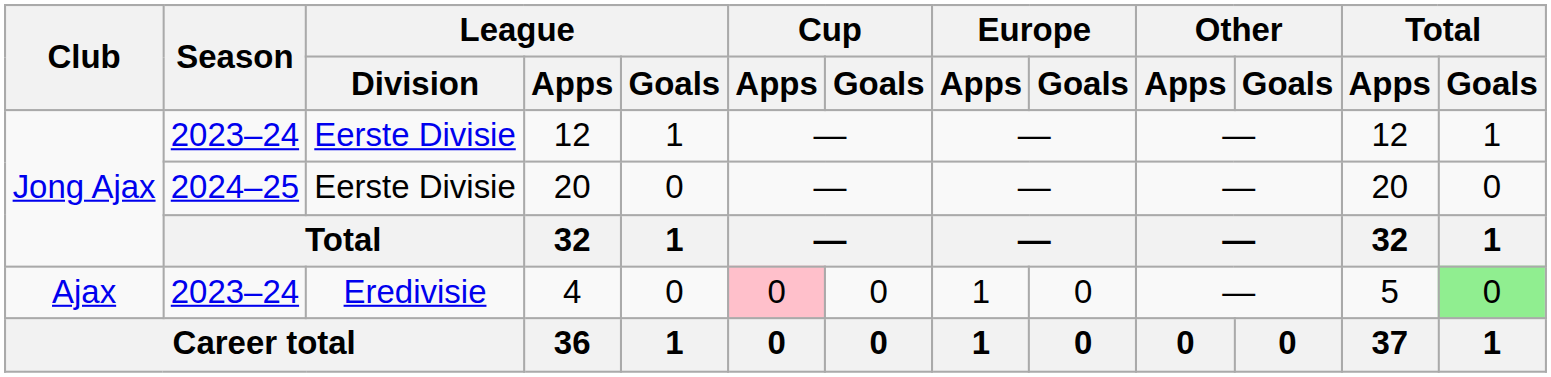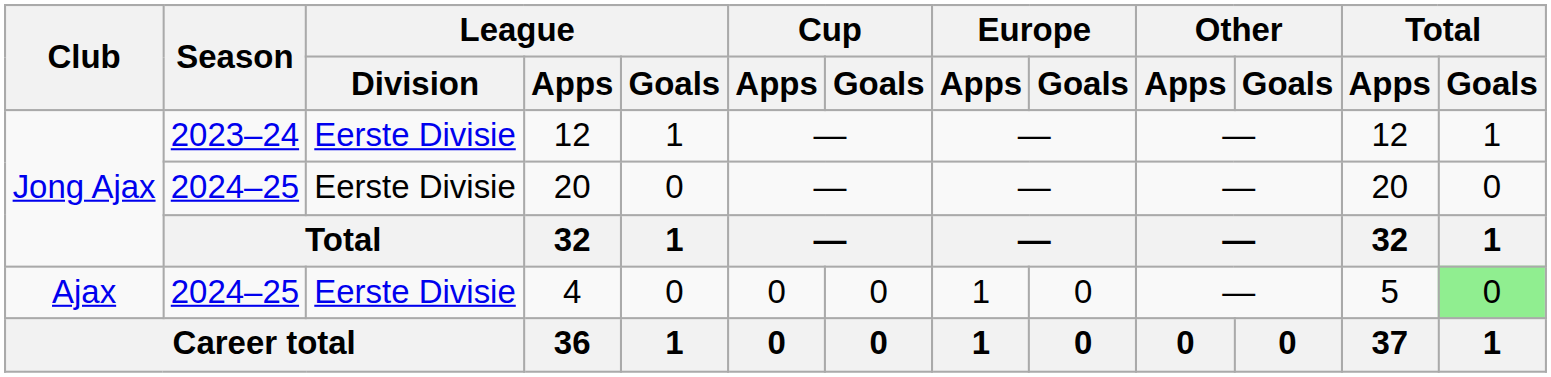(235, 291) 2023–24 -> (235, 291) 2024–25
(415, 291) Eredivisie -> (415, 291) Eerste Divisie
(777, 291) pink background -> (777, 291) no background
